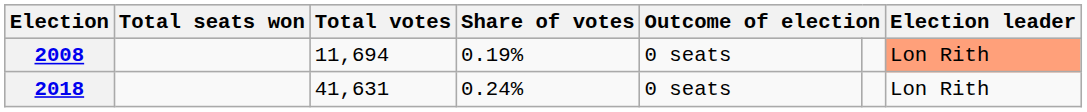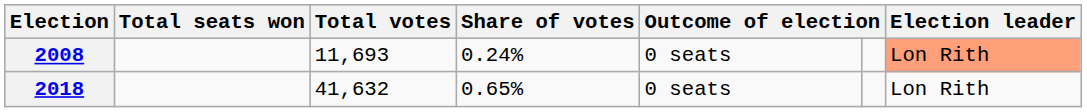(352, 55) 11,694 -> (352, 55) 11,693
(492, 55) 0.19% -> (492, 55) 0.24%
(352, 89) 41,631 -> (352, 89) 41,632
(492, 89) 0.24% -> (492, 89) 0.65%
